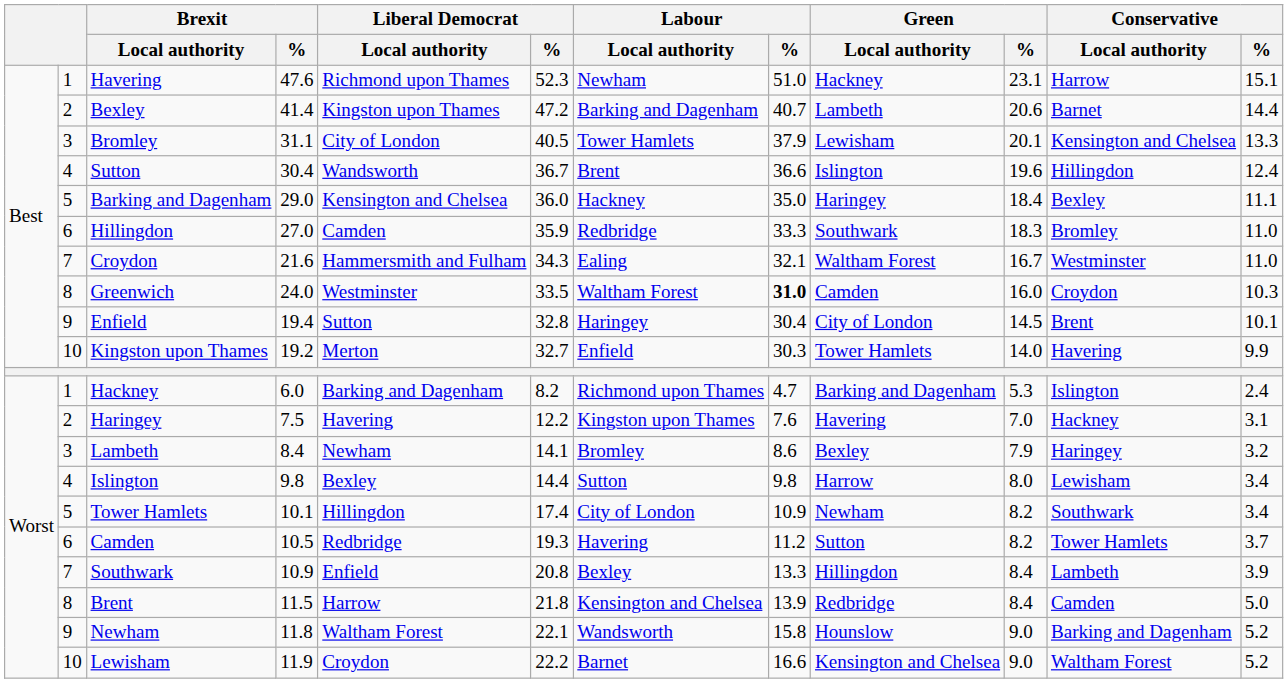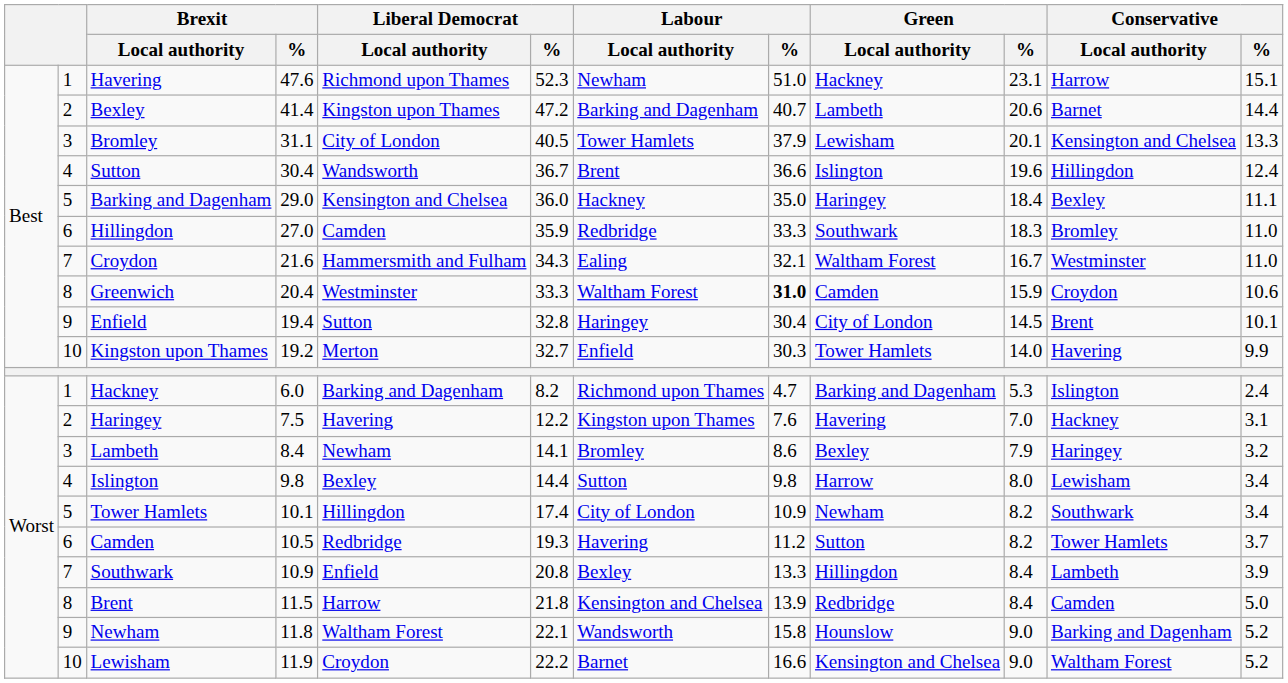(297, 291) 24.0 -> (297, 291) 20.4
(552, 291) 33.5 -> (552, 291) 33.3
(1026, 291) 16.0 -> (1026, 291) 15.9
(1261, 291) 10.3 -> (1261, 291) 10.6
